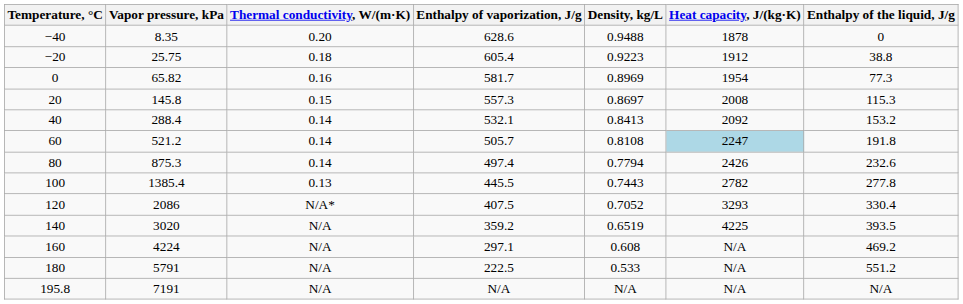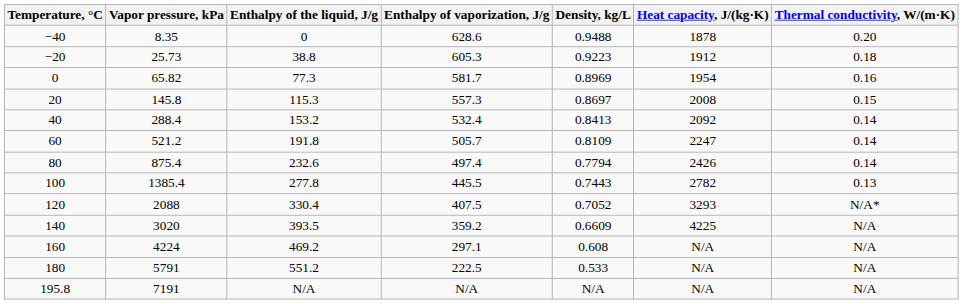columns swapped: (881, 15) <-> (320, 15)
(166, 57) 25.75 -> (166, 57) 25.73
(499, 57) 605.4 -> (467, 57) 605.3
(499, 120) 532.1 -> (467, 120) 532.4
(625, 141) 0.8108 -> (593, 141) 0.8109
(735, 141) lightblue background -> (703, 141) no background
(166, 162) 875.3 -> (166, 162) 875.4
(166, 204) 2086 -> (166, 204) 2088
(625, 225) 0.6519 -> (593, 225) 0.6609
